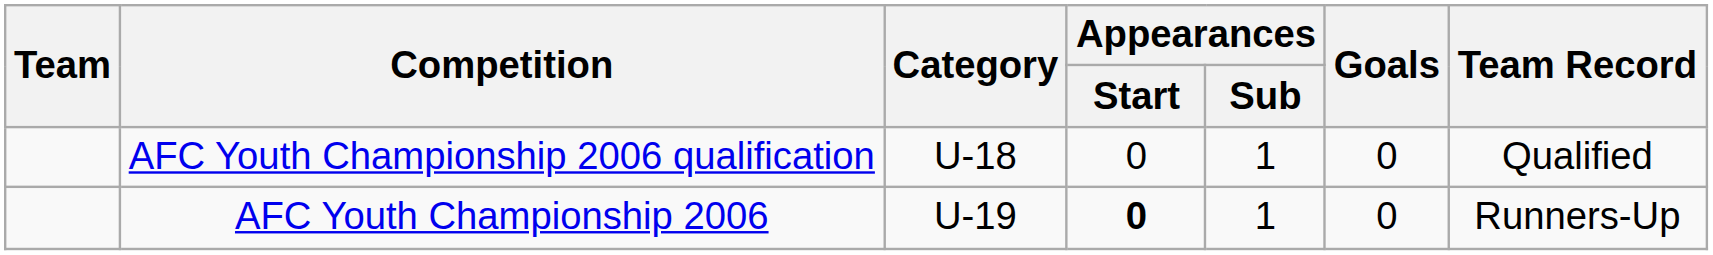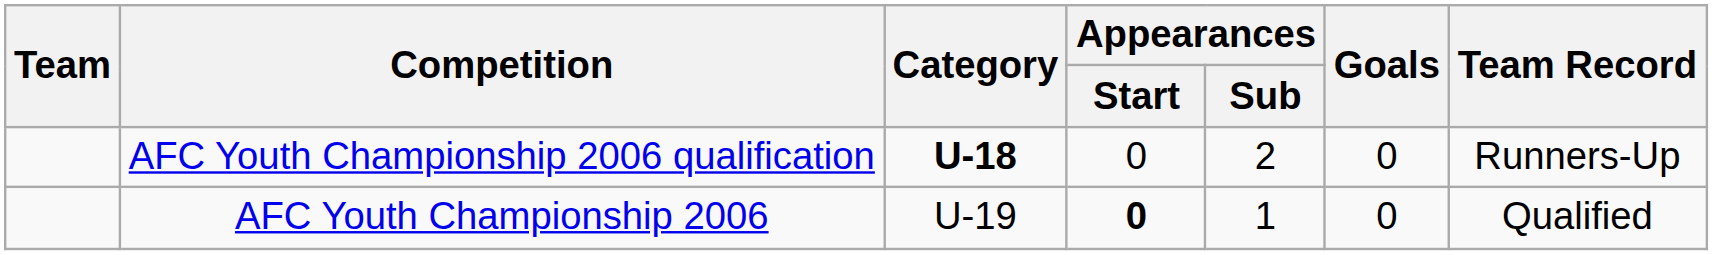(975, 156) normal -> (975, 156) bold
(1265, 156) 1 -> (1265, 156) 2
(1577, 156) Qualified -> (1577, 156) Runners-Up
(1577, 216) Runners-Up -> (1577, 216) Qualified
